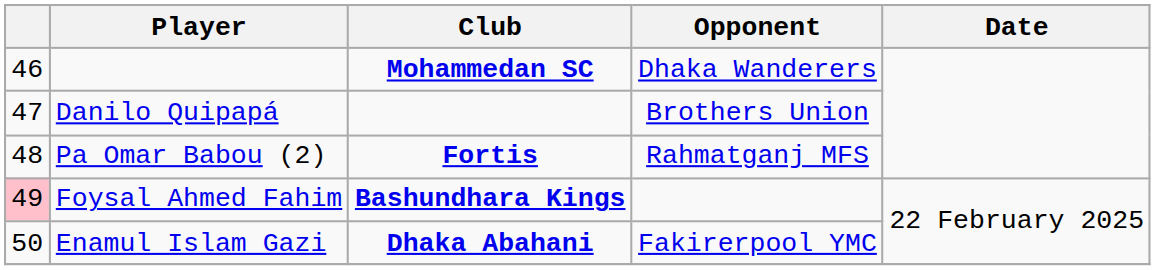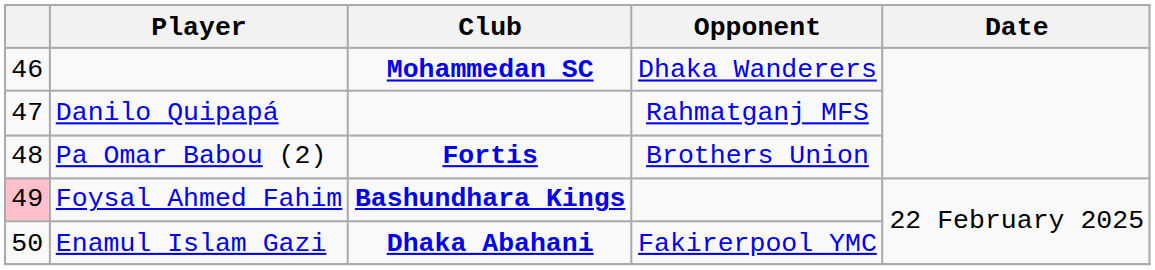(757, 113) Brothers Union -> (757, 113) Rahmatganj MFS
(757, 156) Rahmatganj MFS -> (757, 156) Brothers Union
